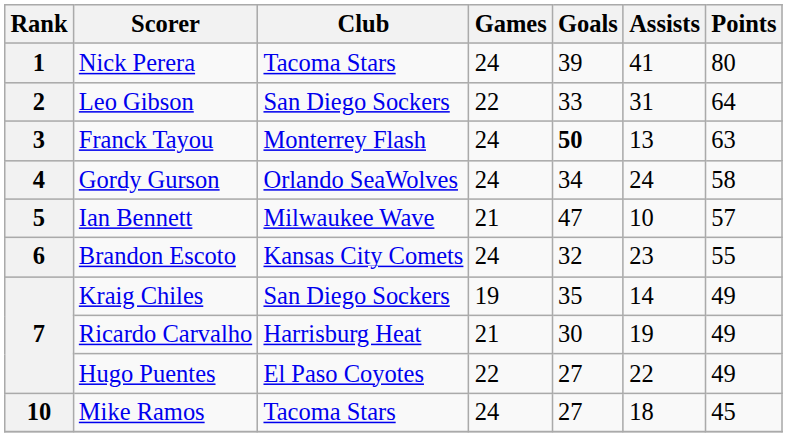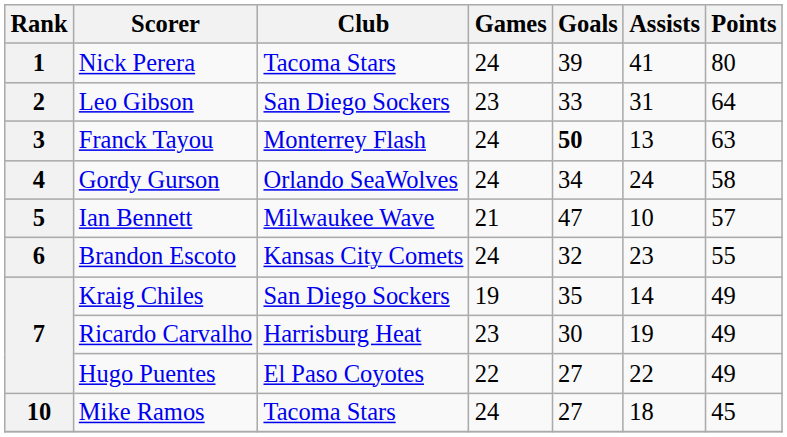(487, 101) 22 -> (487, 101) 23
(487, 334) 21 -> (487, 334) 23
